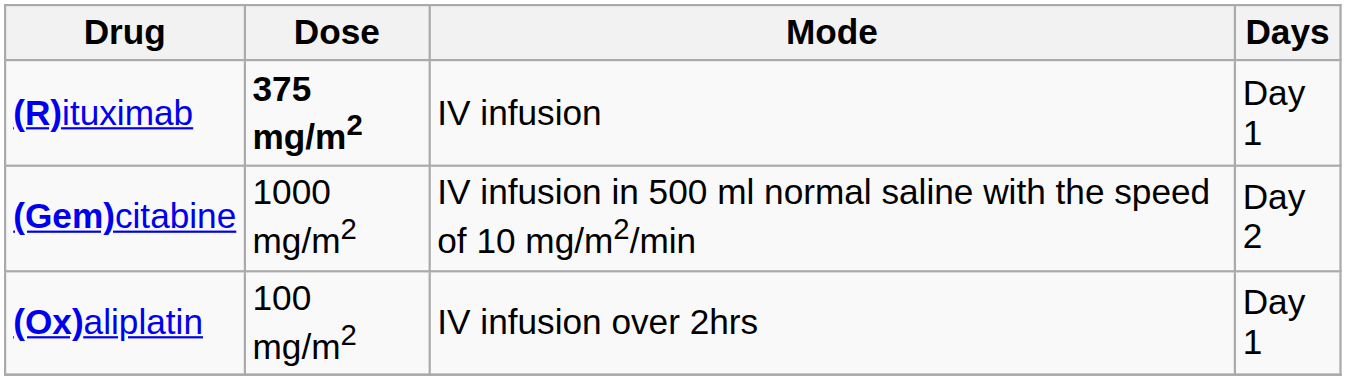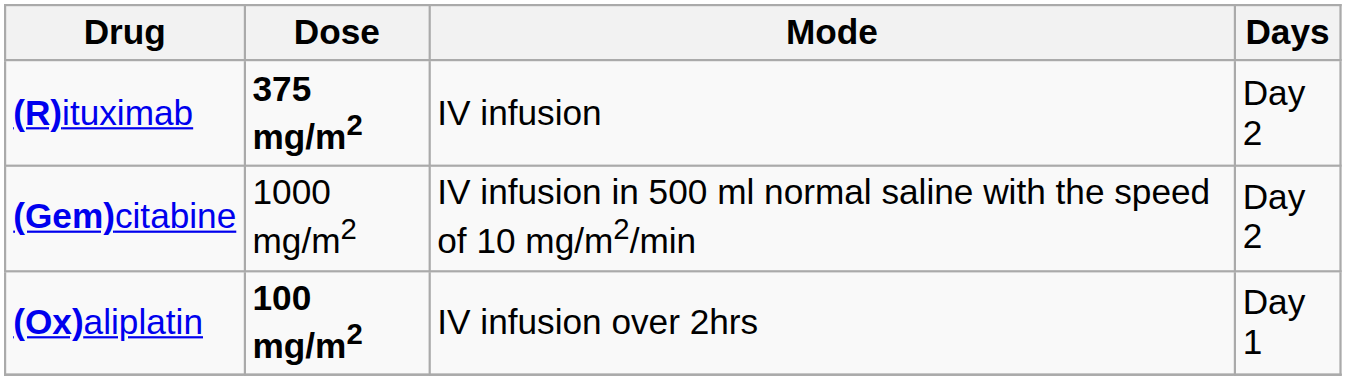(1274, 112) Day 1 -> (1274, 112) Day 2
(305, 322) normal -> (308, 322) bold
